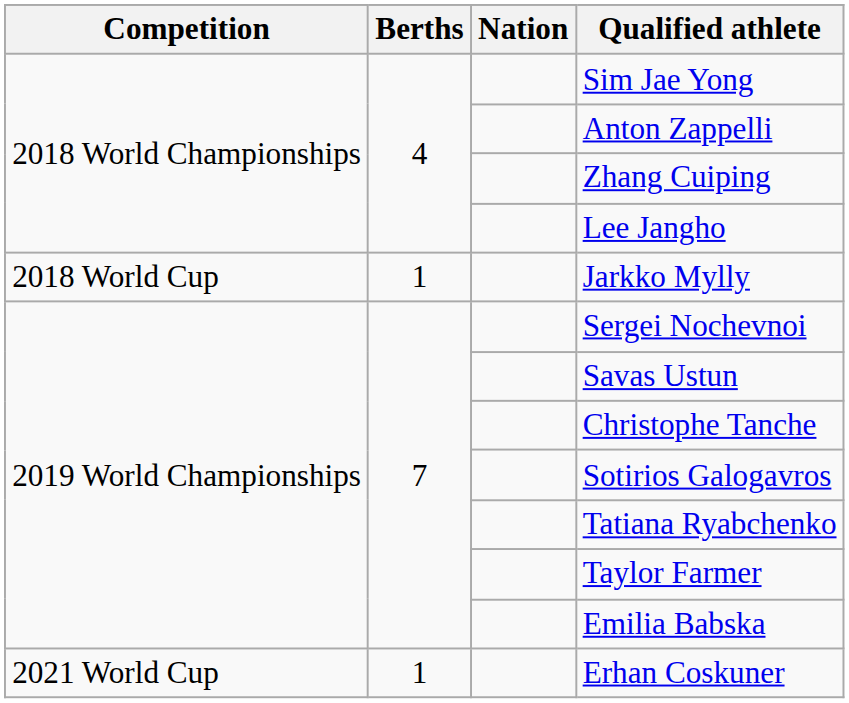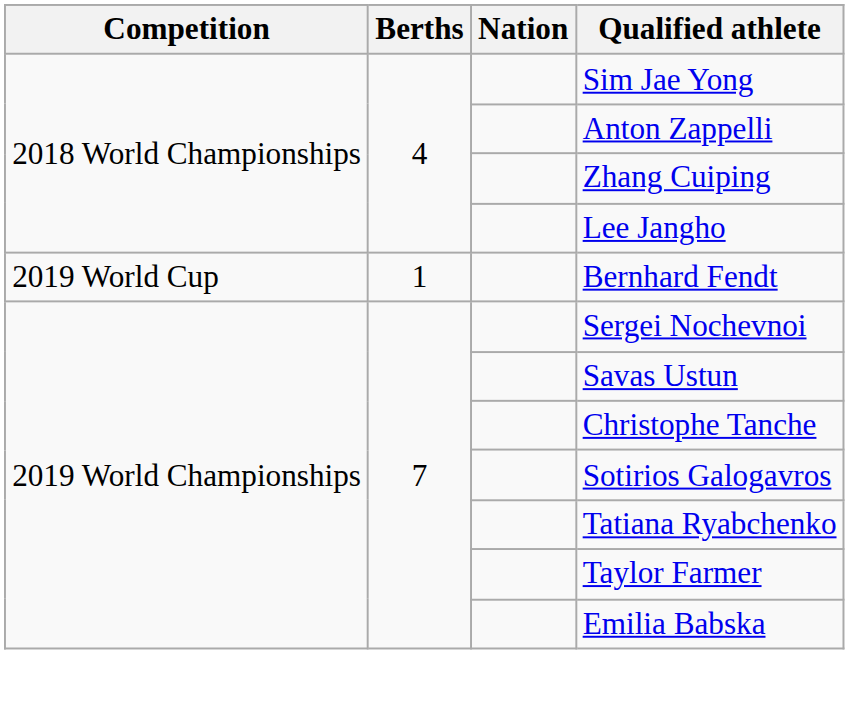- row: (666, 276)
+ row: (680, 276)
- row: (684, 672)
